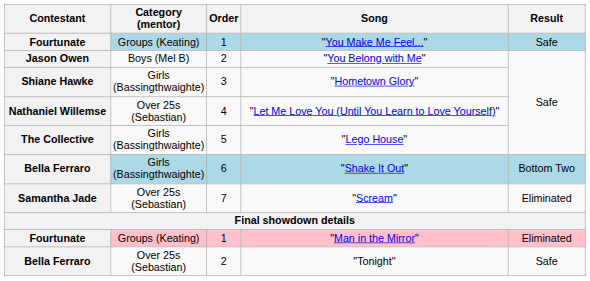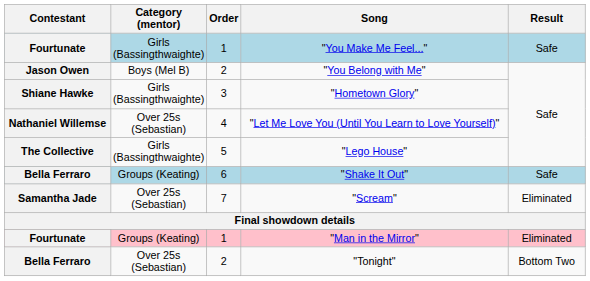(159, 42) Groups (Keating) -> (159, 48) Girls (Bassingthwaighte)
(159, 169) Girls (Bassingthwaighte) -> (159, 175) Groups (Keating)
(547, 169) Bottom Two -> (547, 175) Safe
(547, 261) Safe -> (547, 261) Bottom Two
